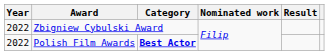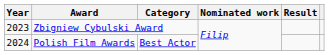(18, 27) 2022 -> (18, 27) 2023
(18, 42) 2022 -> (18, 42) 2024
(168, 42) bold -> (168, 42) normal
